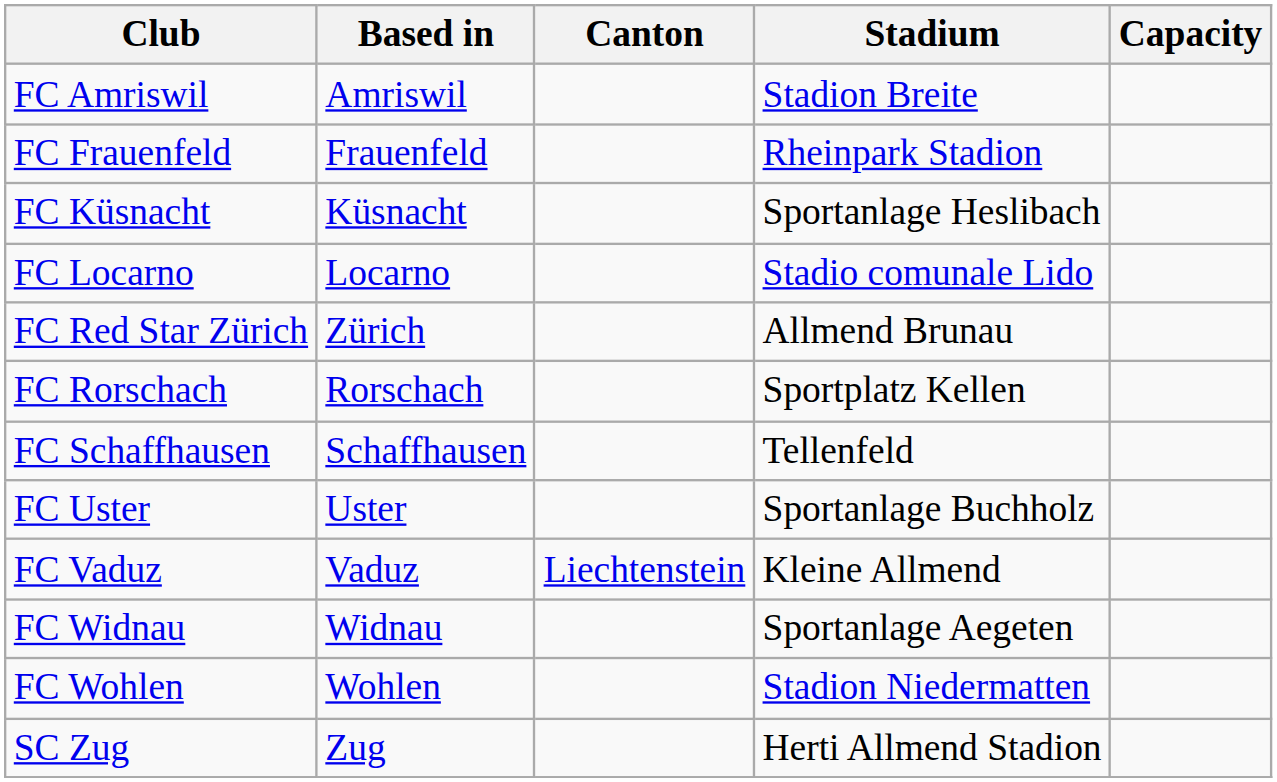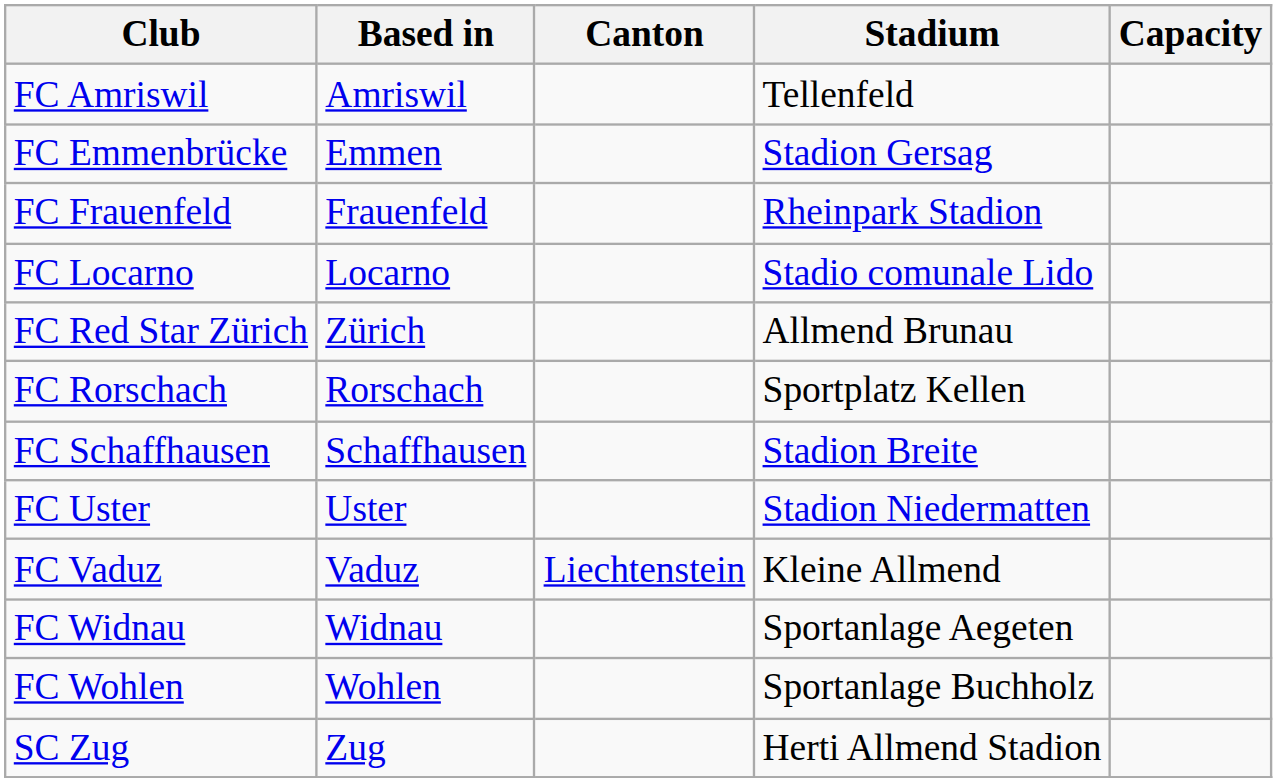(870, 93) Stadion Breite -> (838, 93) Tellenfeld
+ row: (151, 152)
- row: (112, 212)
(838, 449) Tellenfeld -> (870, 449) Stadion Breite
(928, 509) Sportanlage Buchholz -> (926, 509) Stadion Niedermatten
(926, 687) Stadion Niedermatten -> (928, 687) Sportanlage Buchholz
